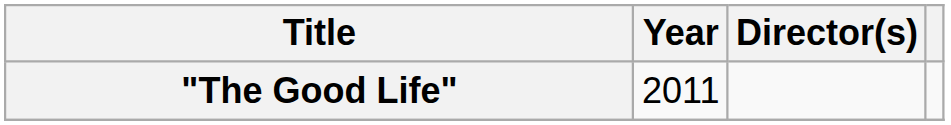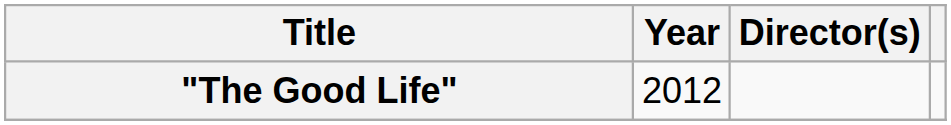(681, 90) 2011 -> (682, 90) 2012
